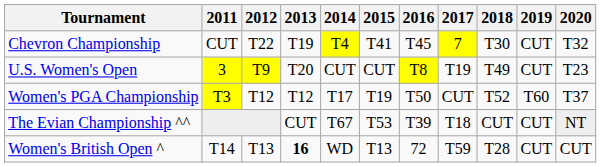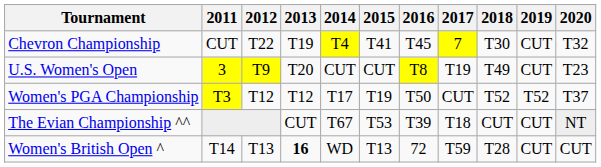(536, 96) T60 -> (536, 96) T52
